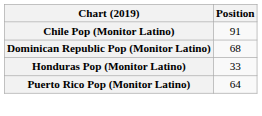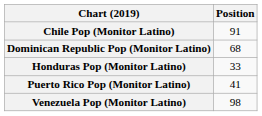(235, 84) 64 -> (235, 84) 41
+ row: (109, 102)
